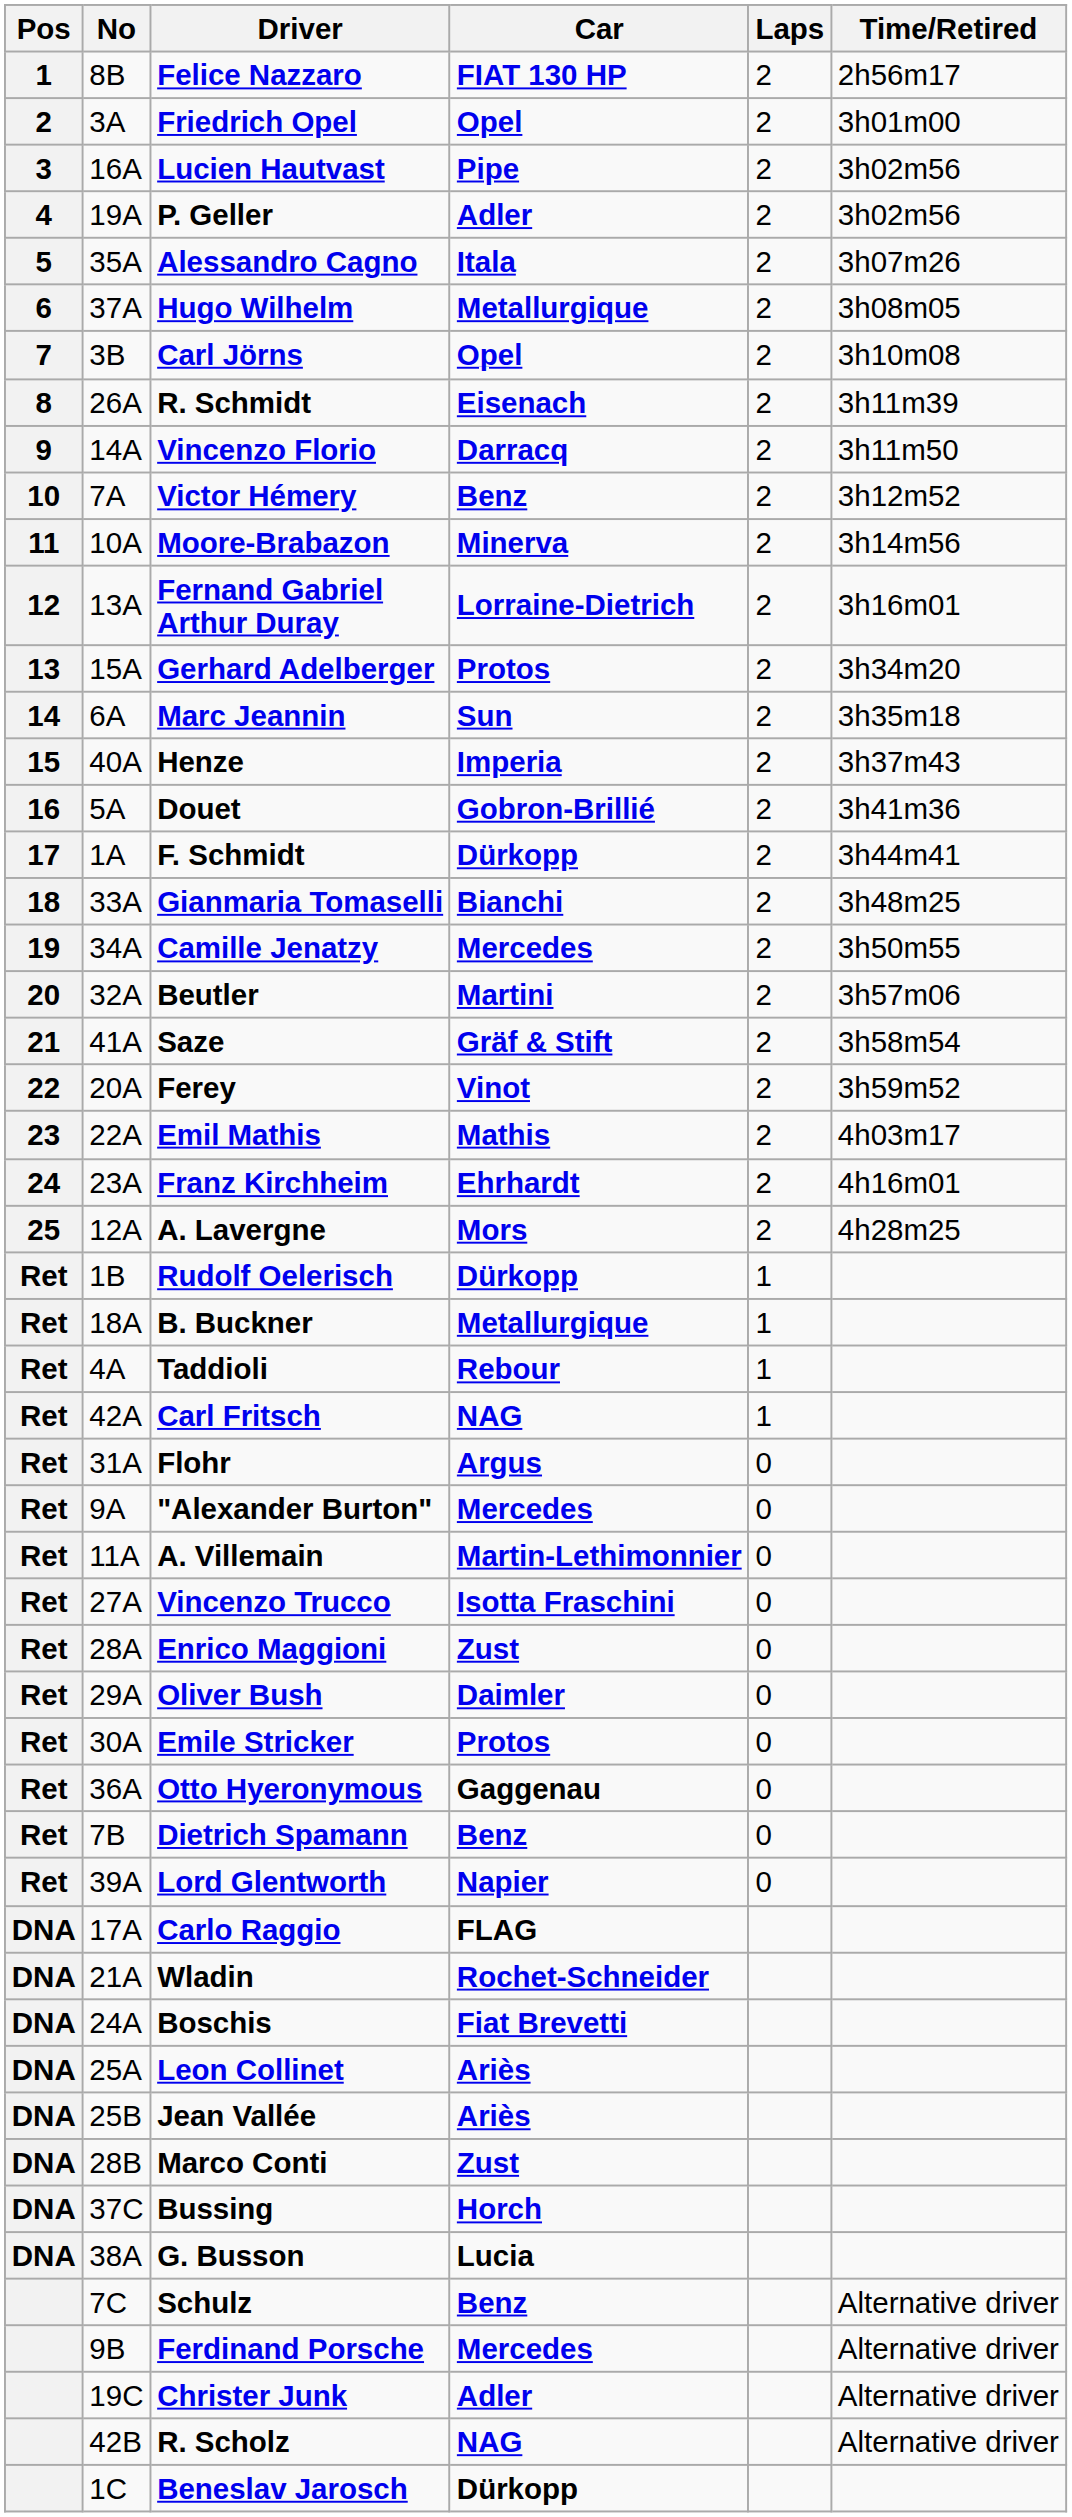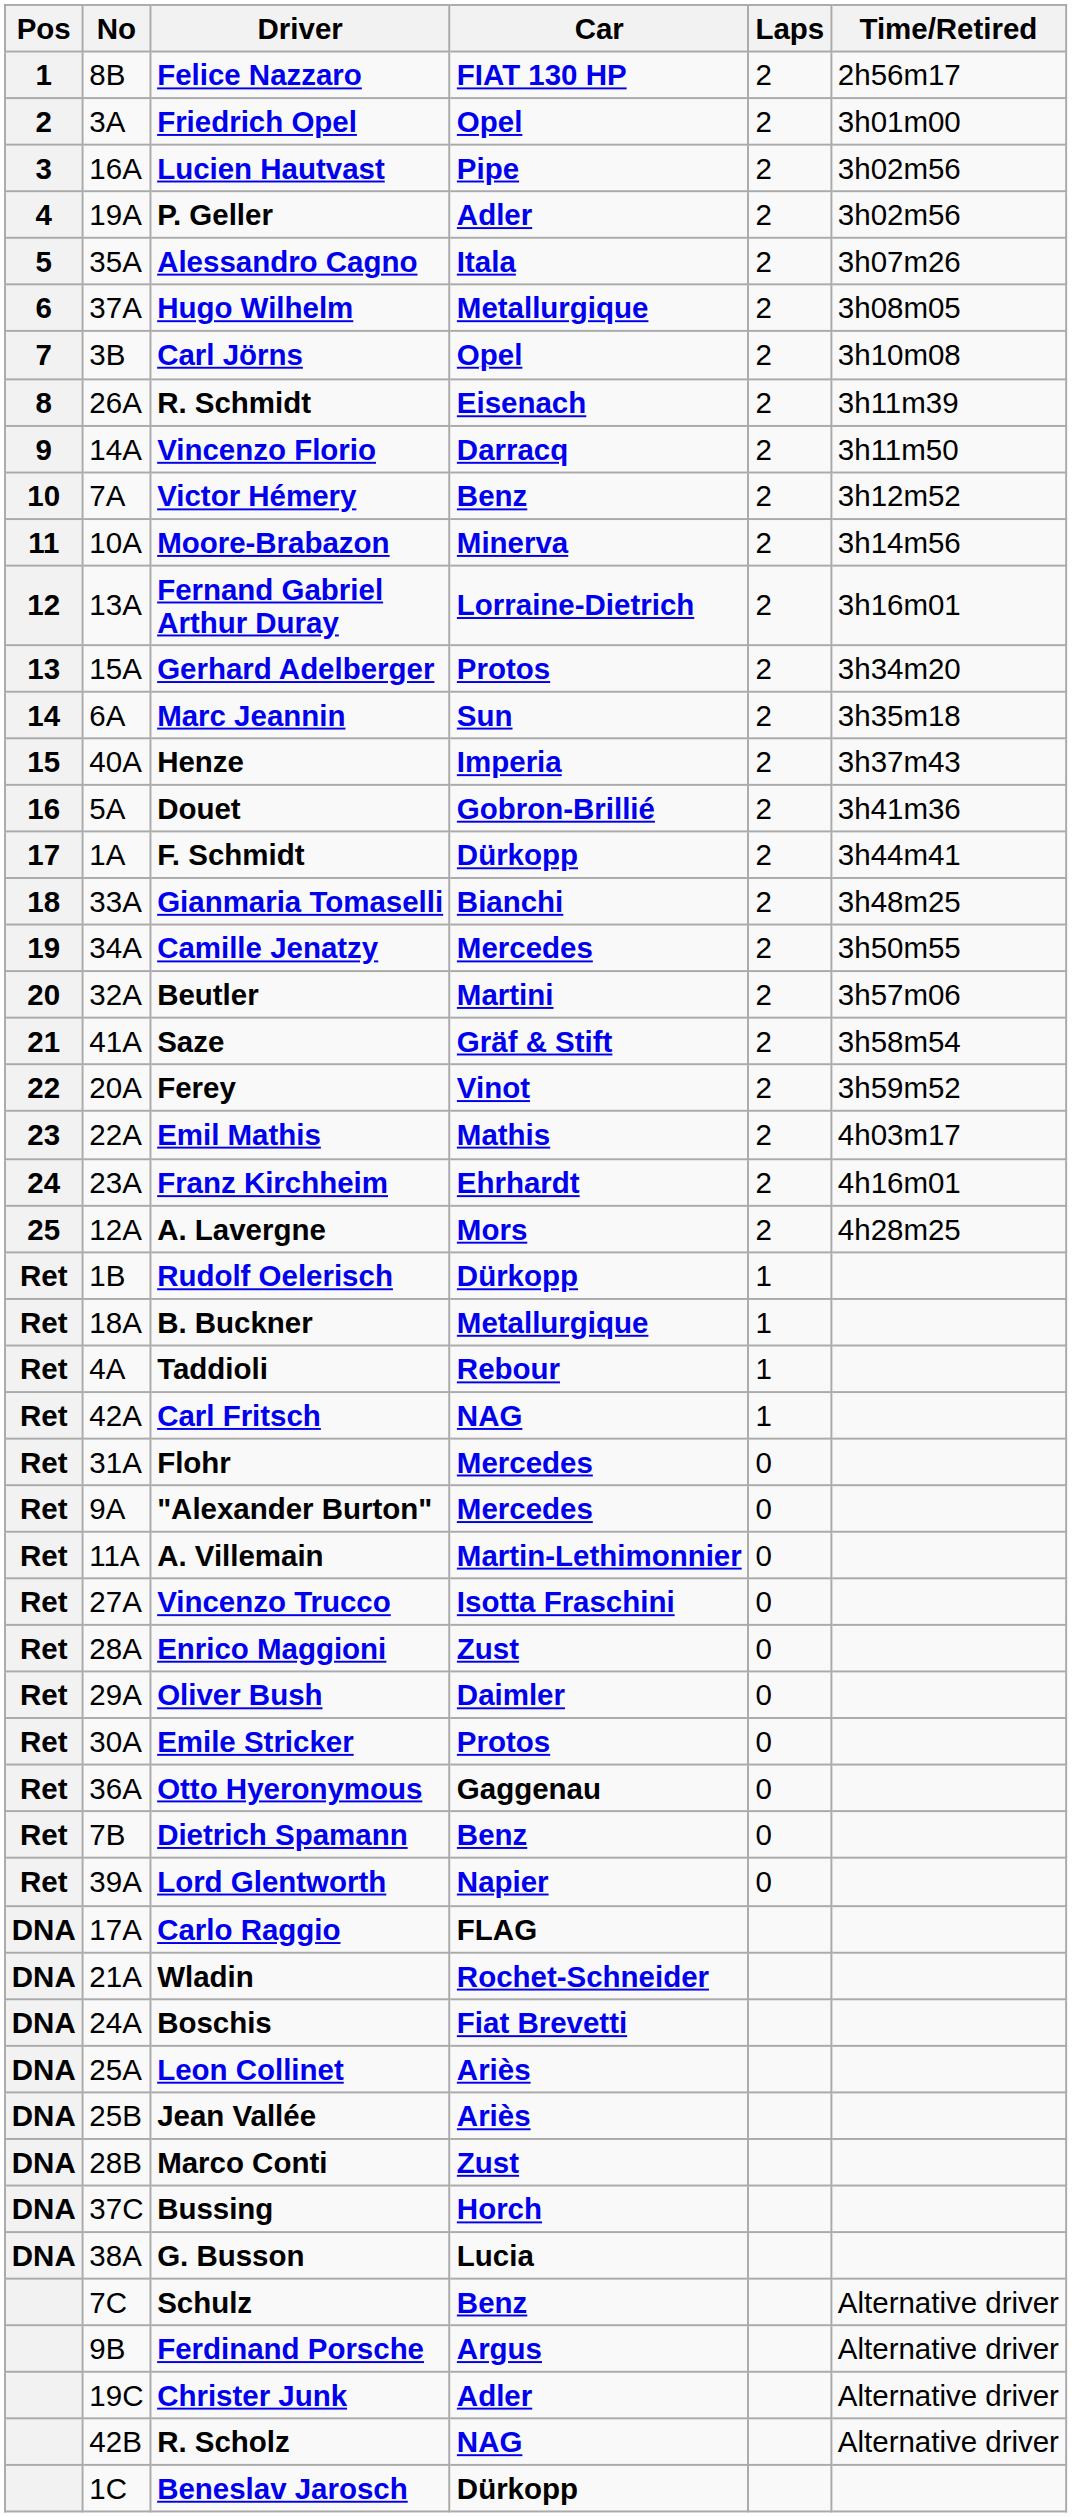(499, 1462) Argus -> (525, 1462) Mercedes
(525, 2349) Mercedes -> (499, 2349) Argus
